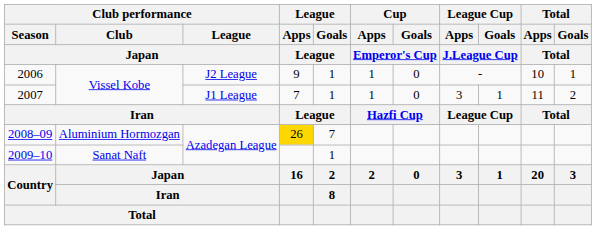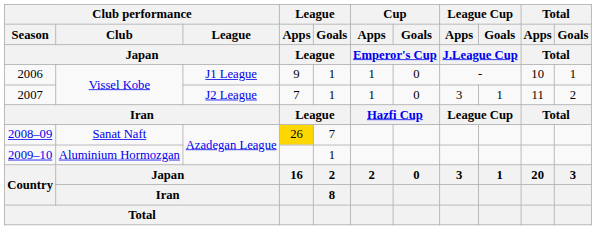(231, 74) J2 League -> (231, 74) J1 League
(231, 94) J1 League -> (231, 94) J2 League
(119, 134) Aluminium Hormozgan -> (119, 134) Sanat Naft
(119, 154) Sanat Naft -> (119, 154) Aluminium Hormozgan
